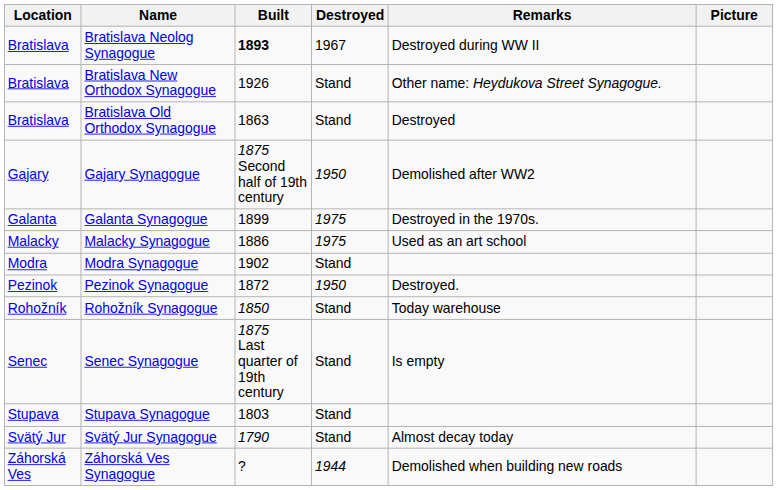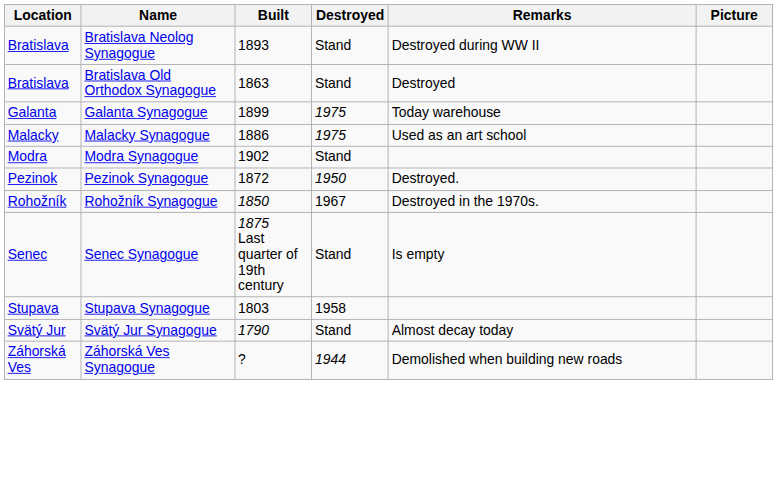(254, 45) bold -> (254, 45) normal
(330, 45) 1967 -> (333, 45) Stand
- row: (150, 83)
- row: (142, 174)
(465, 219) Destroyed in the 1970s. -> (446, 113) Today warehouse
(333, 308) Stand -> (330, 201) 1967
(446, 308) Today warehouse -> (465, 201) Destroyed in the 1970s.
(333, 414) Stand -> (330, 308) 1958
